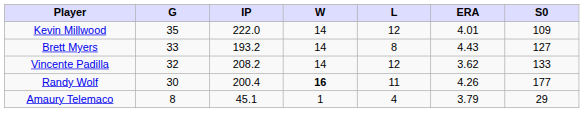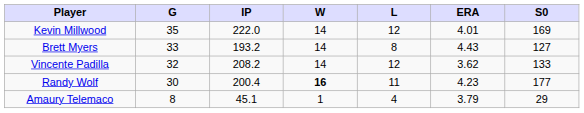(542, 30) 109 -> (542, 30) 169
(468, 82) 4.26 -> (468, 82) 4.23
